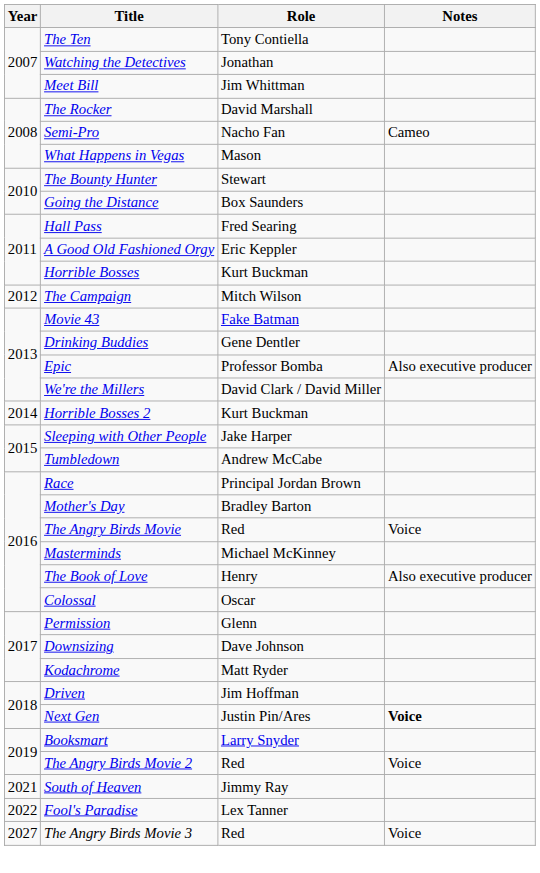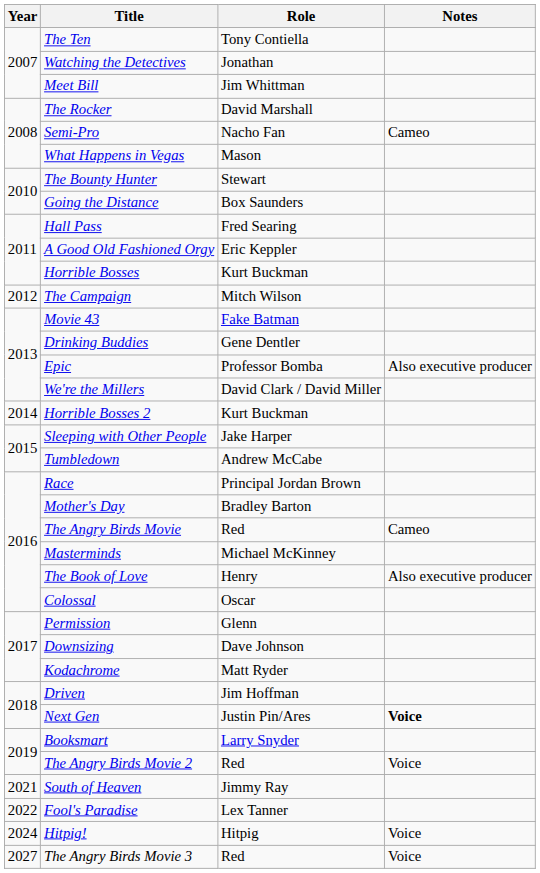(405, 529) Voice -> (409, 529) Cameo
+ row: (65, 833)
